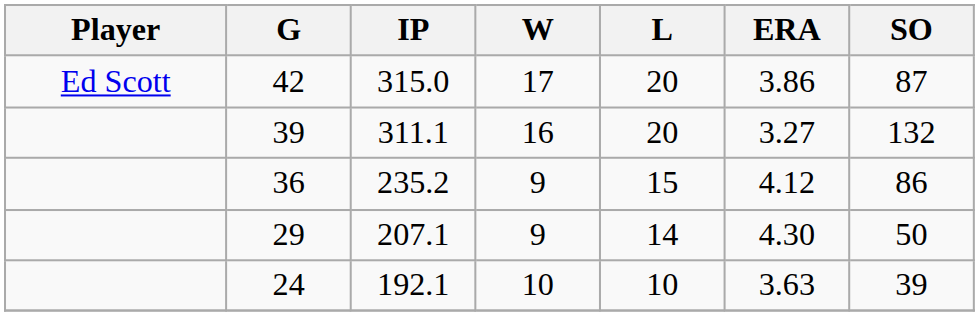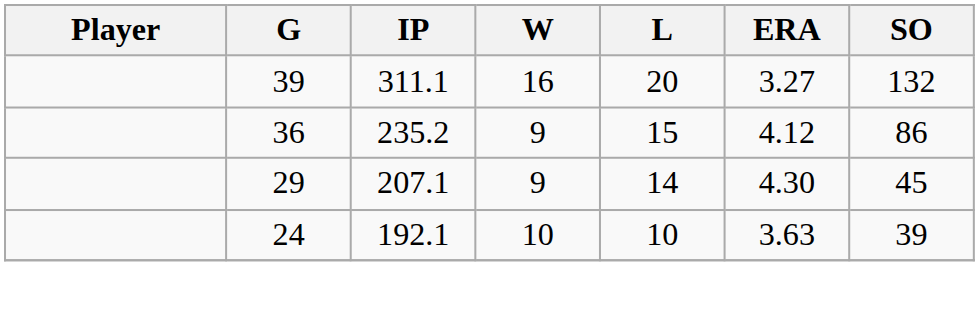- row: (289, 81)
(911, 234) 50 -> (911, 183) 45
